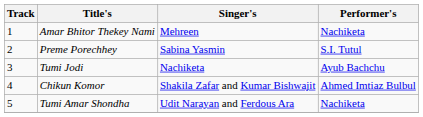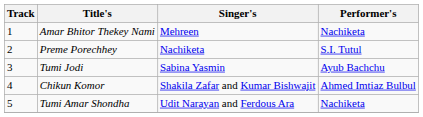(192, 49) Sabina Yasmin -> (182, 49) Nachiketa
(182, 67) Nachiketa -> (192, 67) Sabina Yasmin
